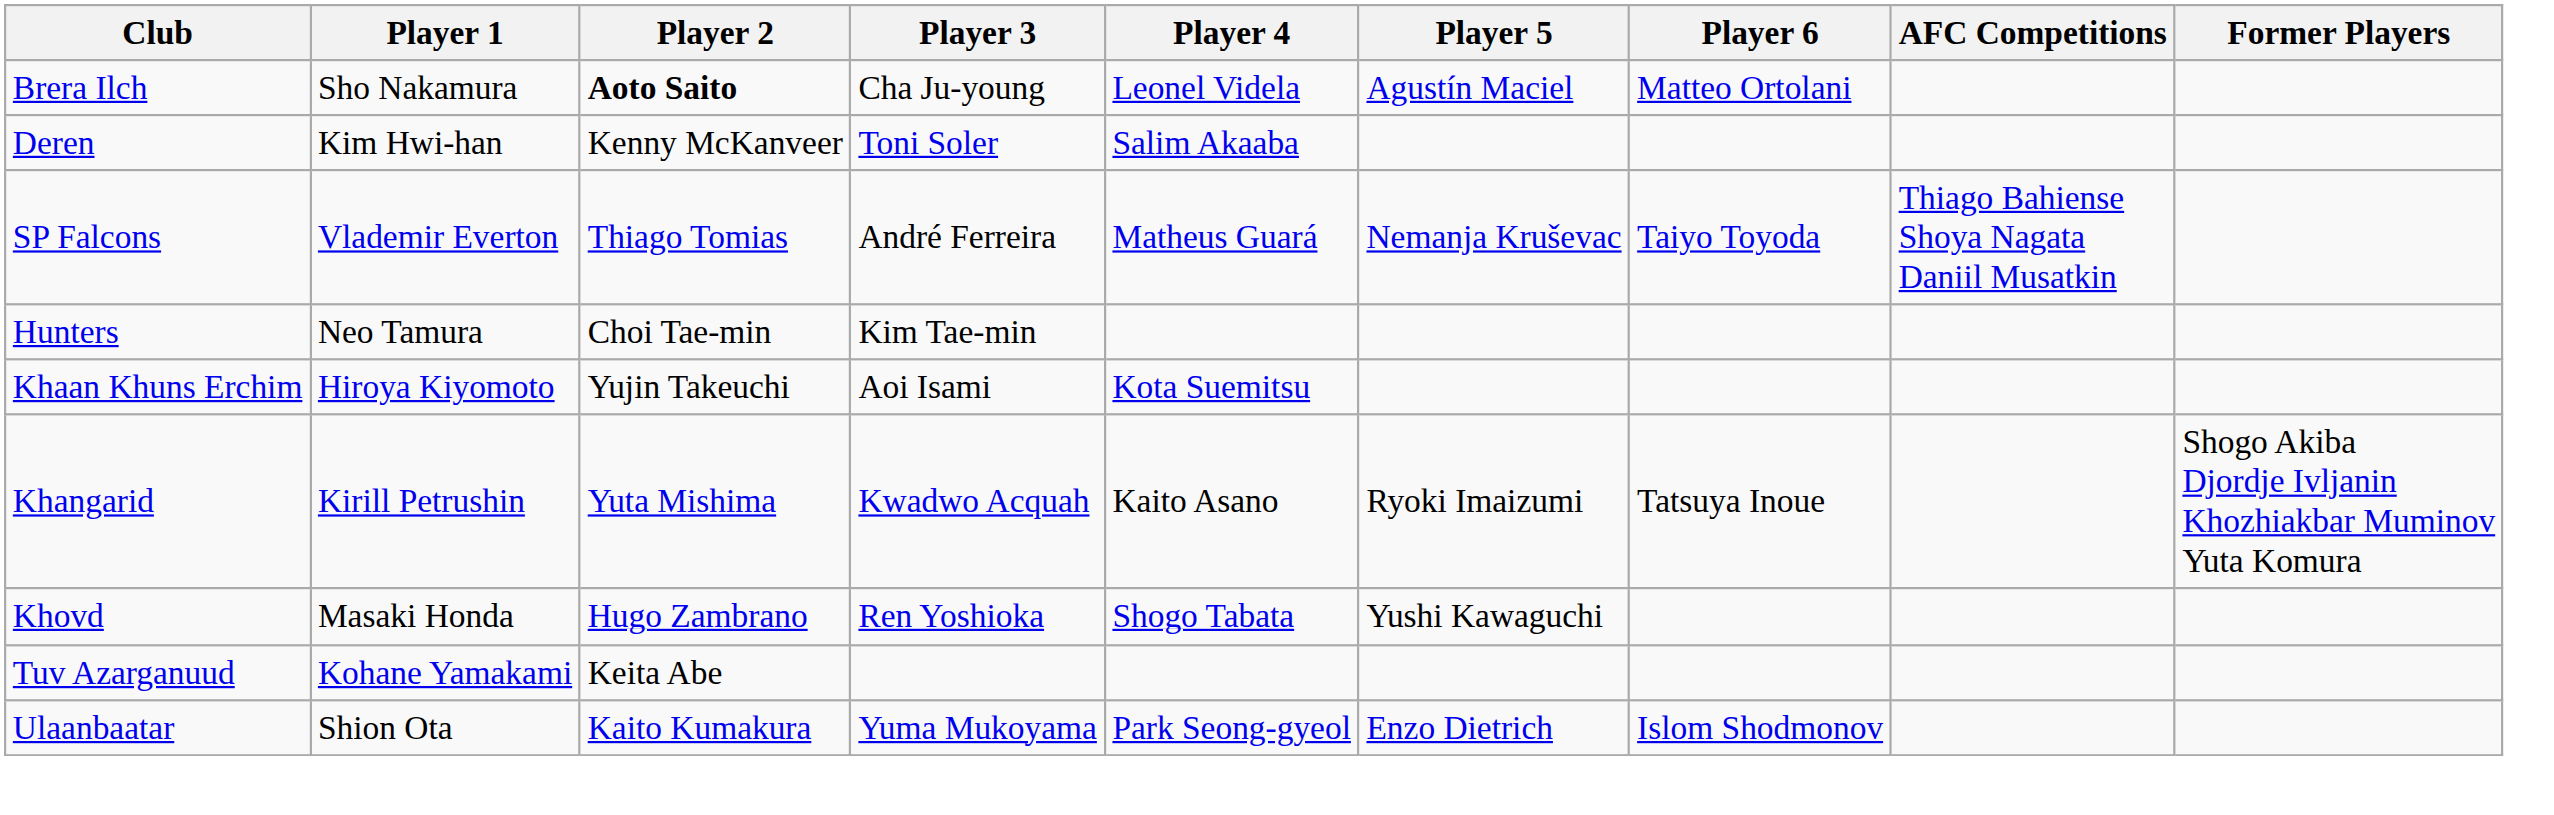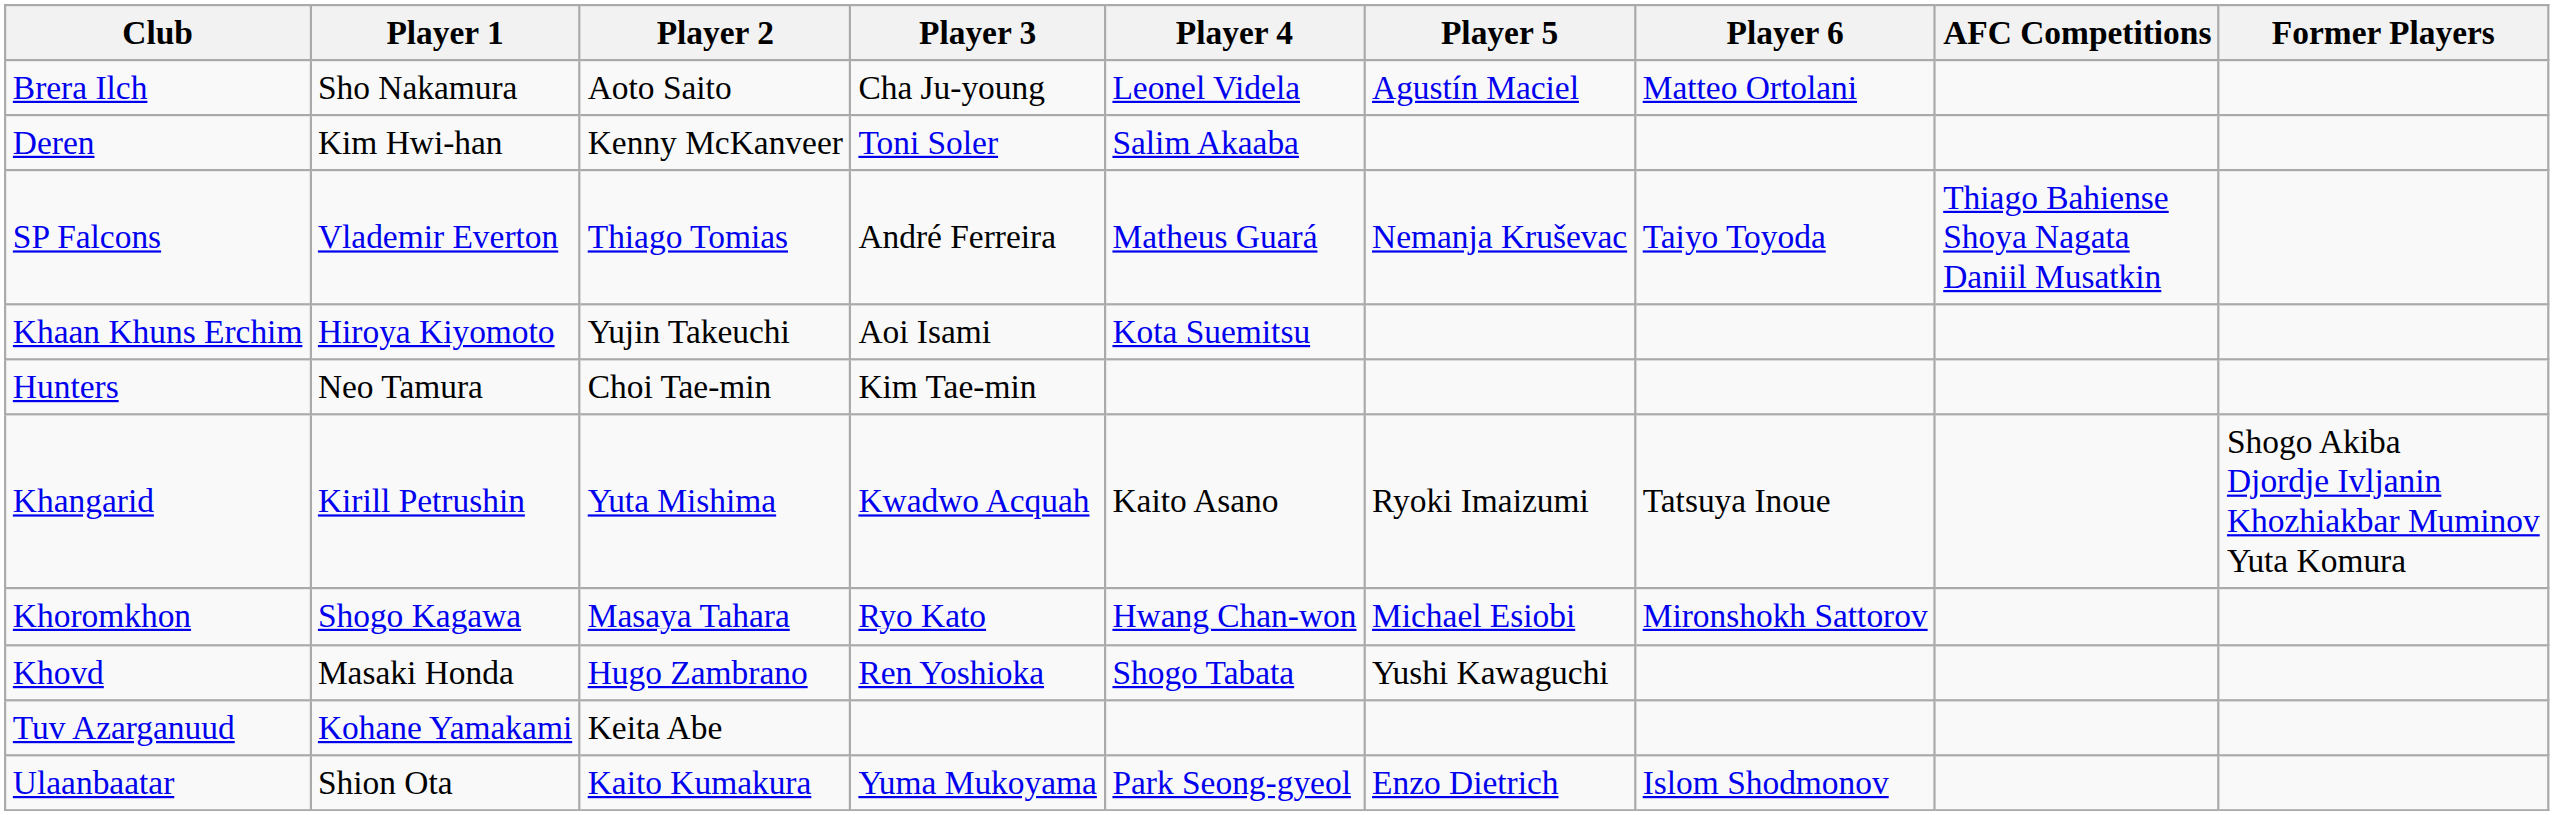(662, 87) bold -> (660, 87) normal
rows swapped: (66, 332) <-> (158, 387)
+ row: (102, 616)
